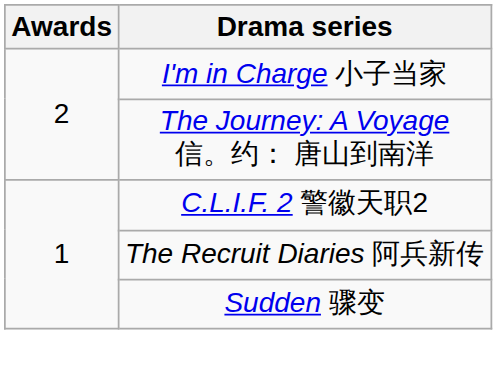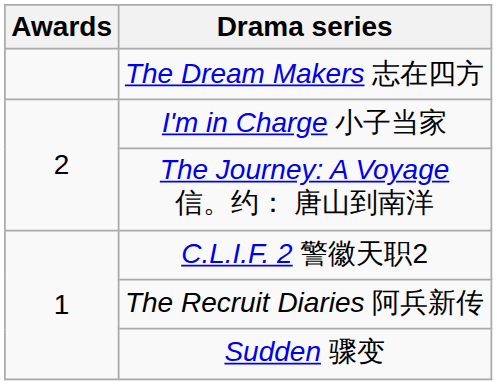+ row: (305, 72)
